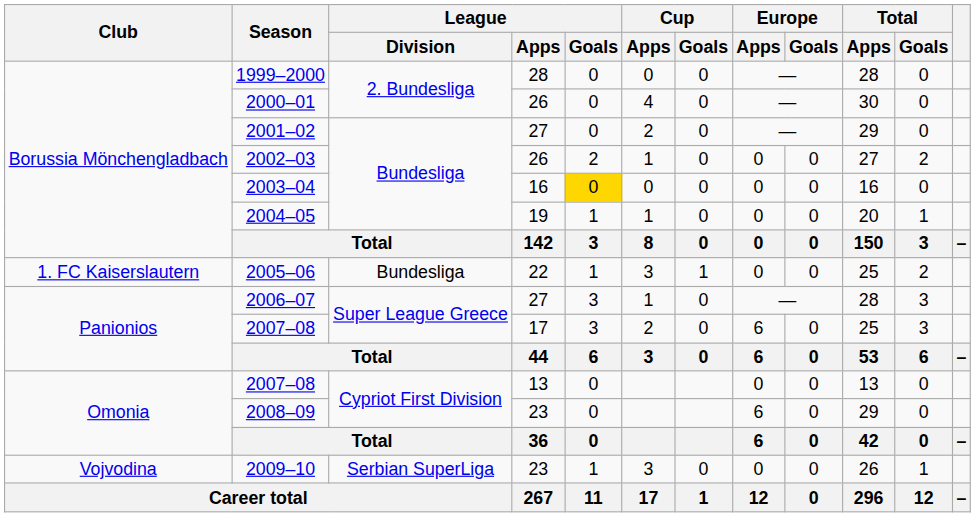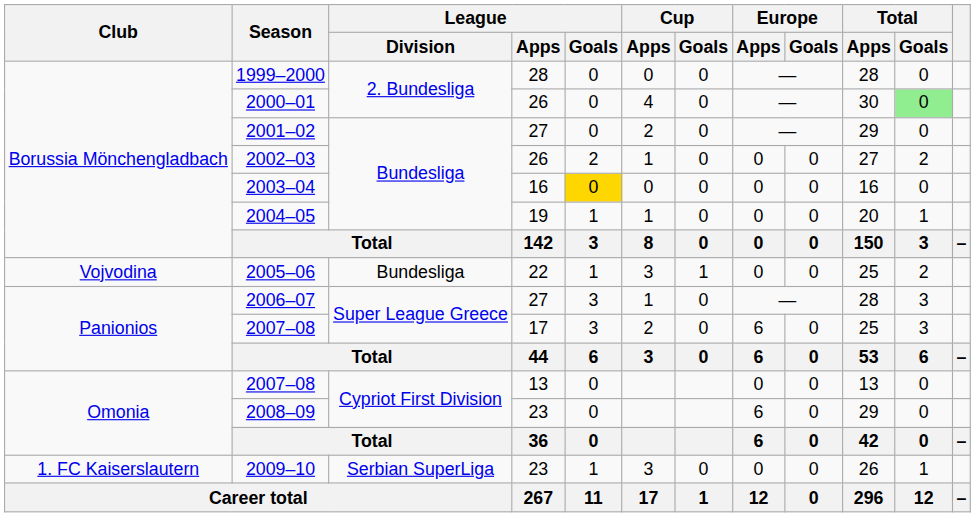(924, 103) no background -> (924, 103) lightgreen background
(118, 272) 1. FC Kaiserslautern -> (118, 272) Vojvodina
(118, 469) Vojvodina -> (118, 469) 1. FC Kaiserslautern
